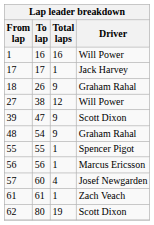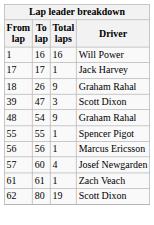- row: (12, 102)
(55, 117) 9 -> (55, 102) 3
